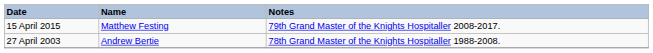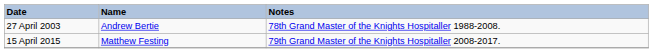rows swapped: (34, 40) <-> (34, 26)
